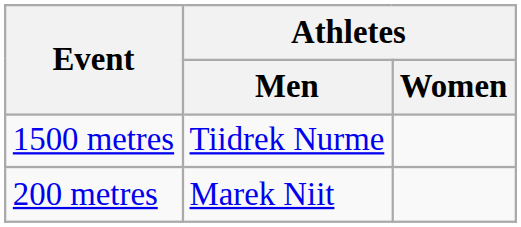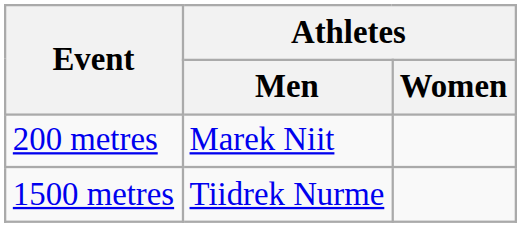rows swapped: (85, 194) <-> (93, 140)
